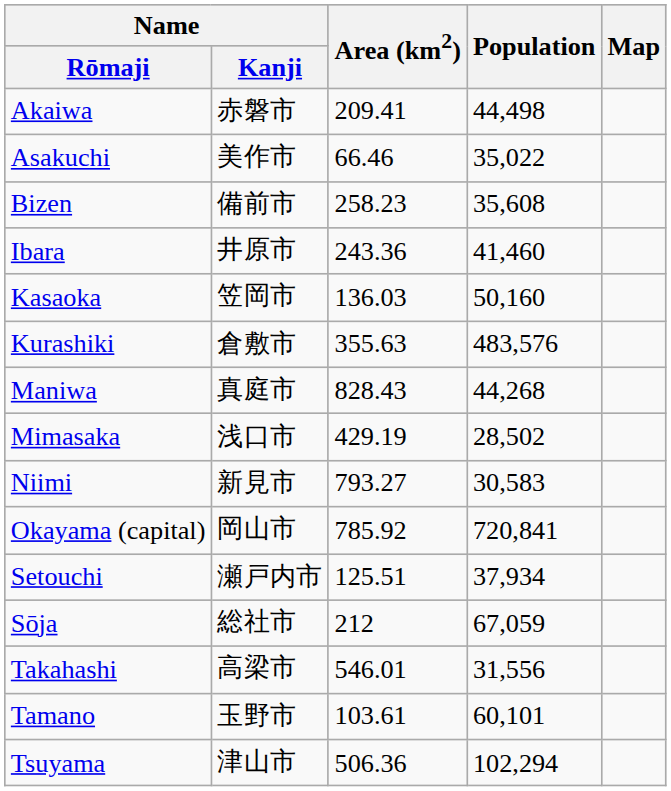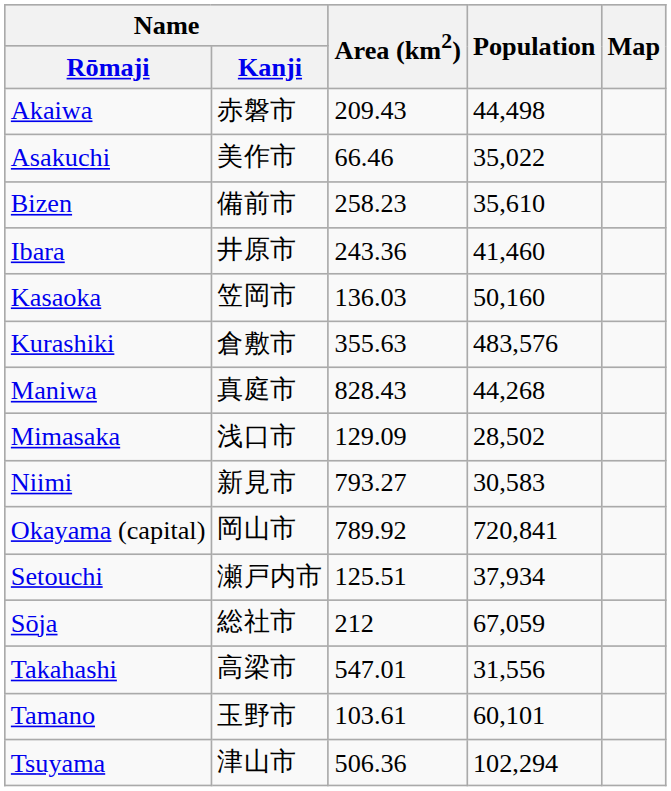(371, 110) 209.41 -> (371, 110) 209.43
(509, 204) 35,608 -> (509, 204) 35,610
(371, 436) 429.19 -> (371, 436) 129.09
(371, 529) 785.92 -> (371, 529) 789.92
(371, 669) 546.01 -> (371, 669) 547.01
